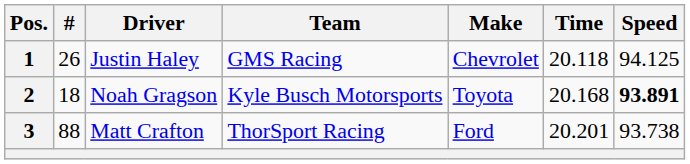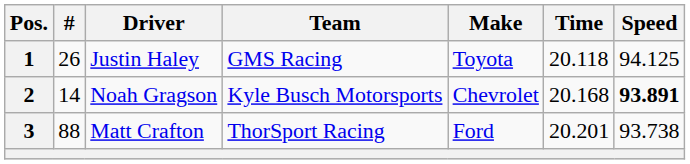(496, 58) Chevrolet -> (483, 58) Toyota
(69, 94) 18 -> (69, 94) 14
(483, 94) Toyota -> (496, 94) Chevrolet
